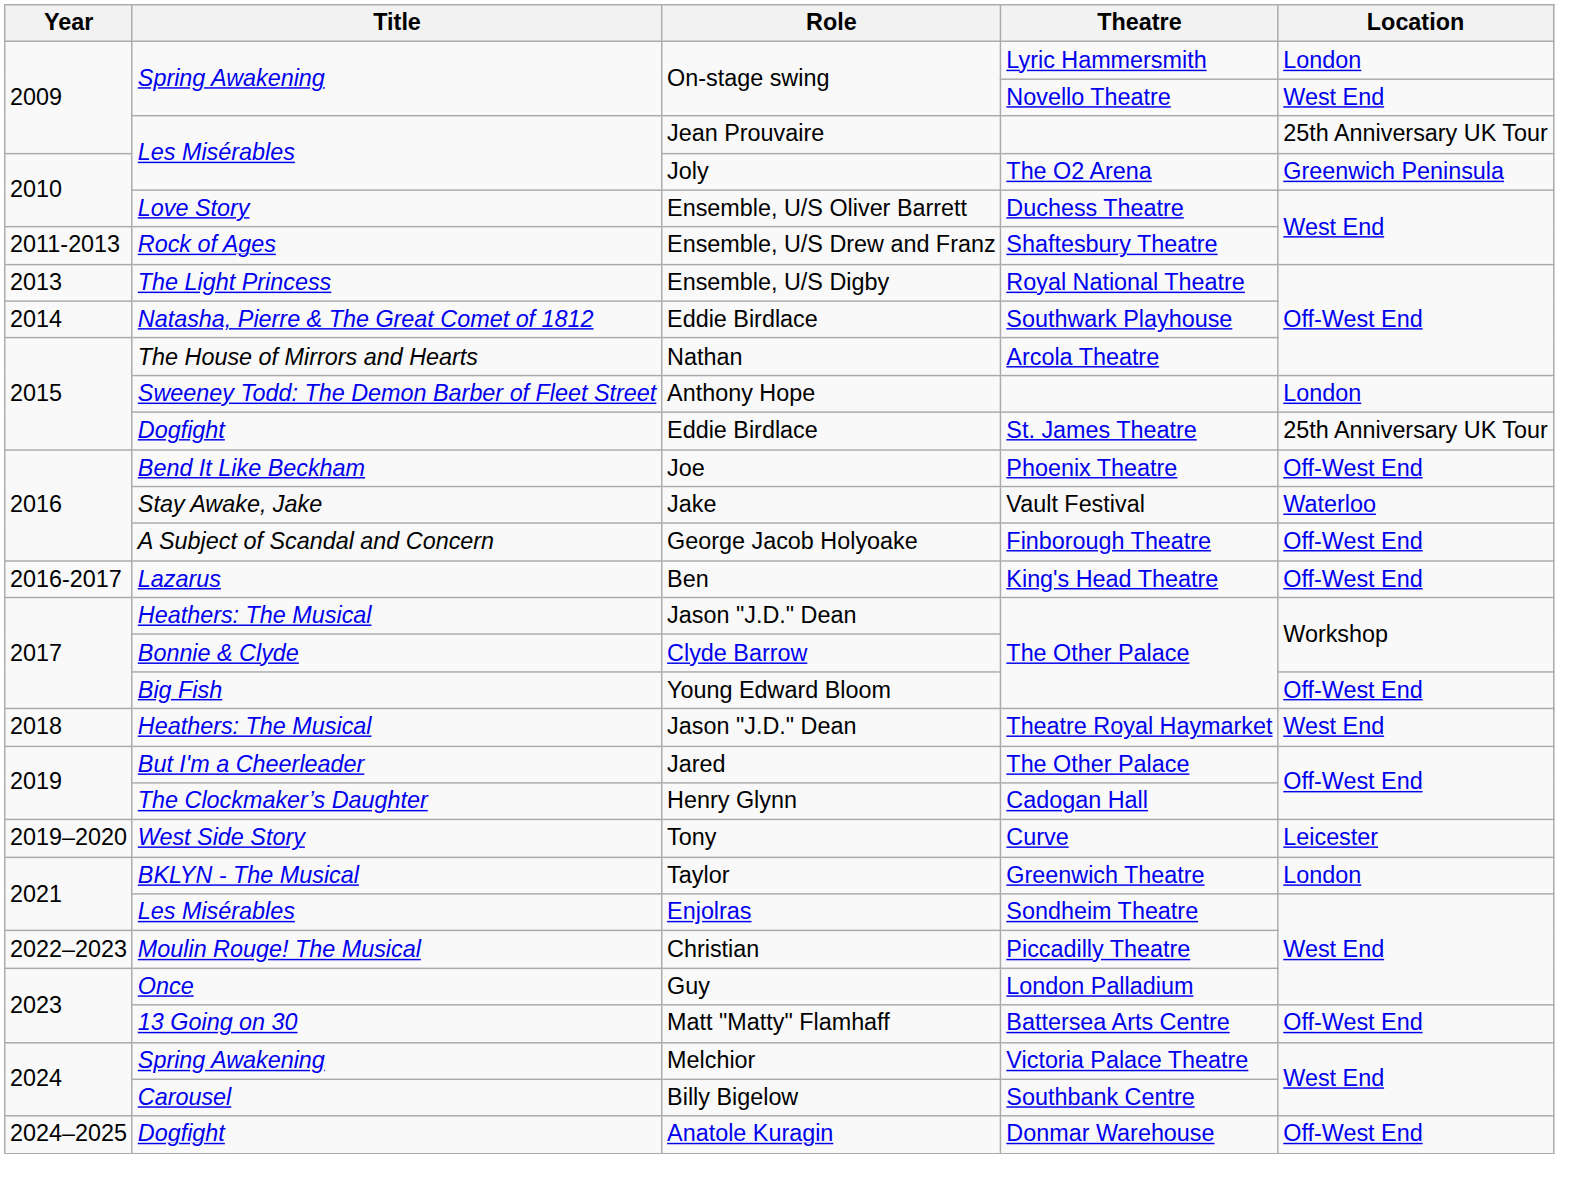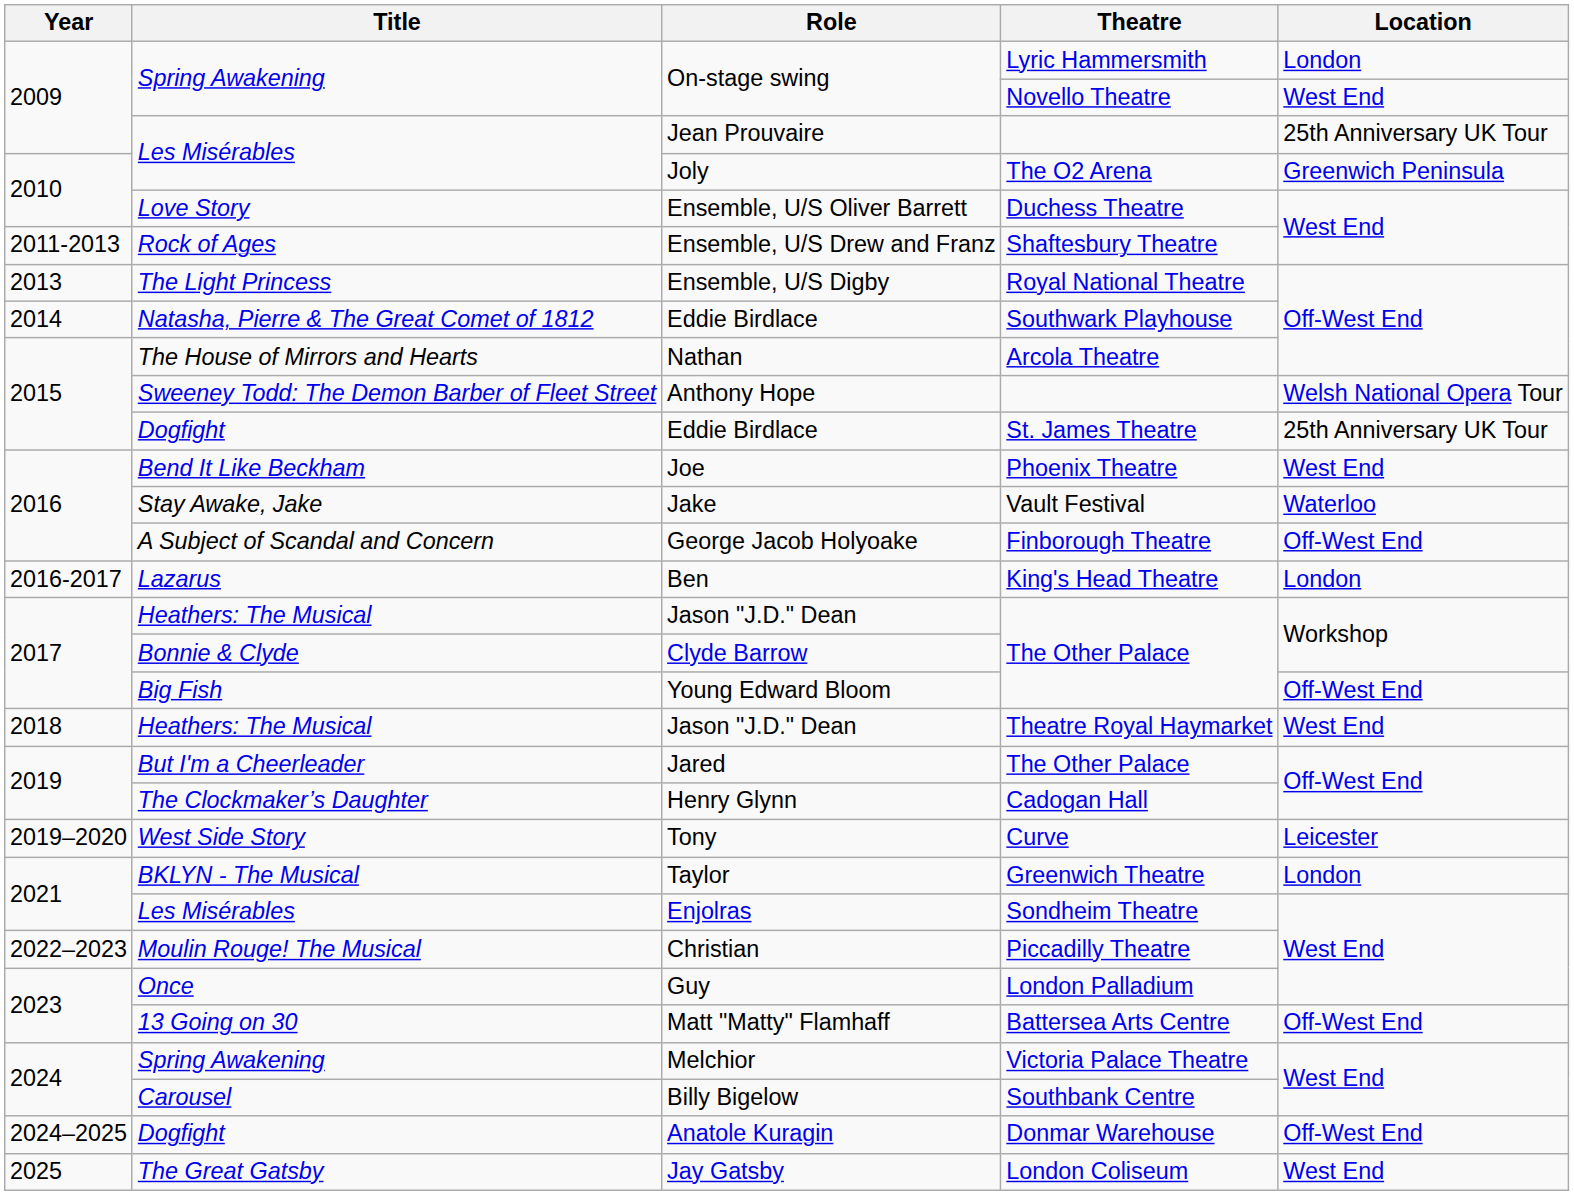(1322, 393) London -> (1423, 393) Welsh National Opera Tour
(1353, 467) Off-West End -> (1334, 467) West End
(1353, 578) Off-West End -> (1322, 578) London
+ row: (726, 1171)
